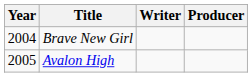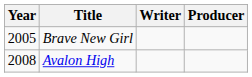(22, 38) 2004 -> (22, 38) 2005
(22, 60) 2005 -> (22, 60) 2008
